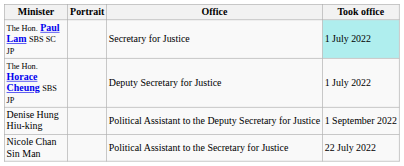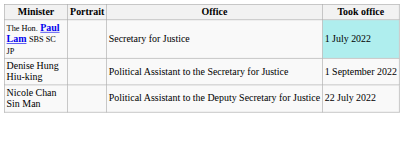- row: (32, 83)
(214, 120) Political Assistant to the Deputy Secretary for Justice -> (199, 71) Political Assistant to the Secretary for Justice
(199, 147) Political Assistant to the Secretary for Justice -> (214, 98) Political Assistant to the Deputy Secretary for Justice
